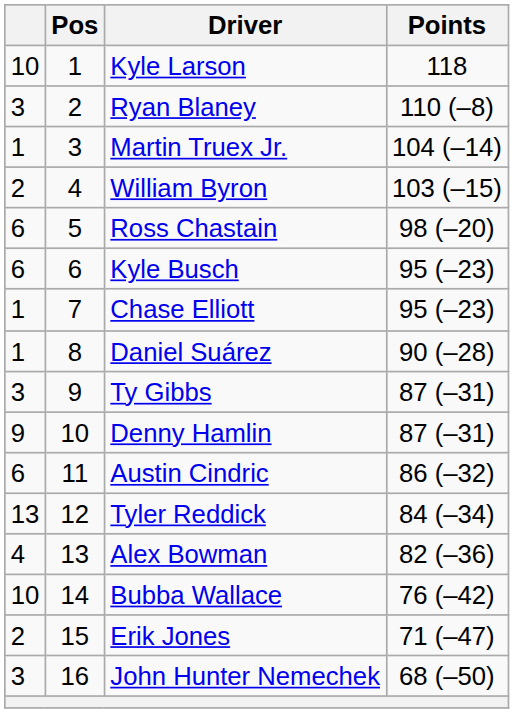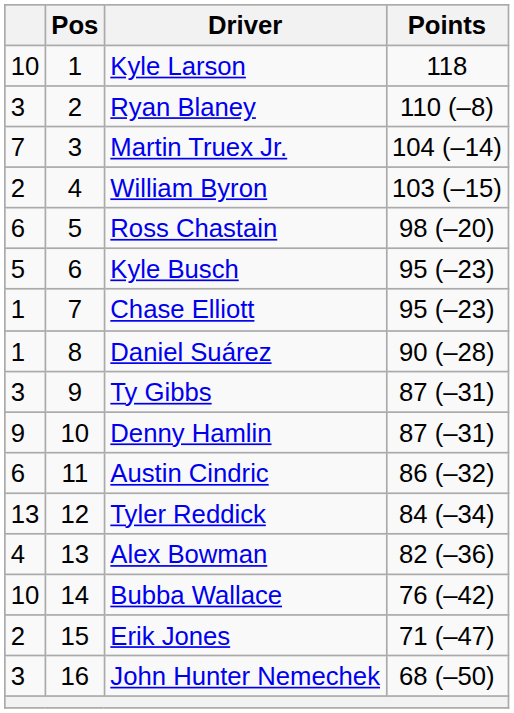(18, 147) 1 -> (18, 147) 7
(18, 269) 6 -> (18, 269) 5
